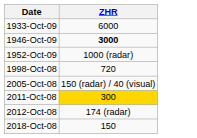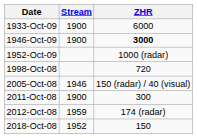+ column: (76, 12)
(108, 98) gold background -> (143, 98) no background
